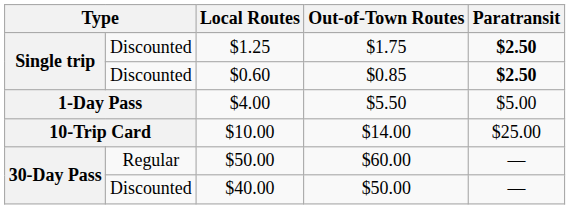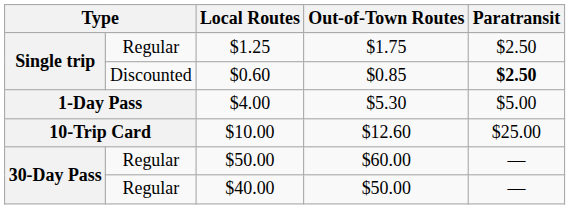(151, 47) Discounted -> (151, 47) Regular
(516, 47) bold -> (516, 47) normal
(386, 103) $5.50 -> (386, 103) $5.30
(386, 132) $14.00 -> (386, 132) $12.60
(151, 189) Discounted -> (151, 189) Regular
